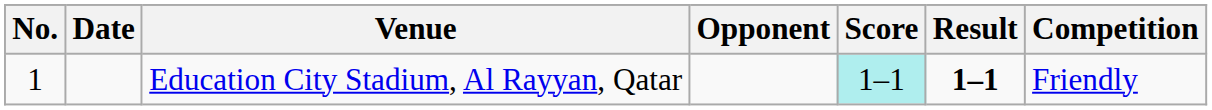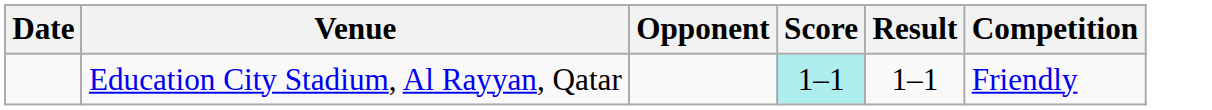- column: (35, 29)
(975, 78) bold -> (915, 78) normal
